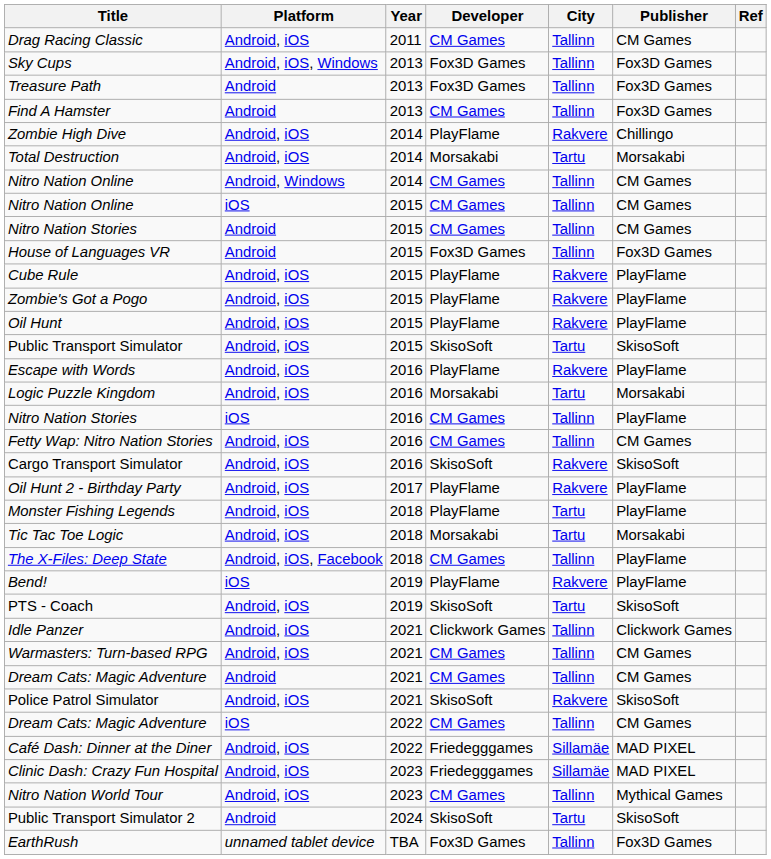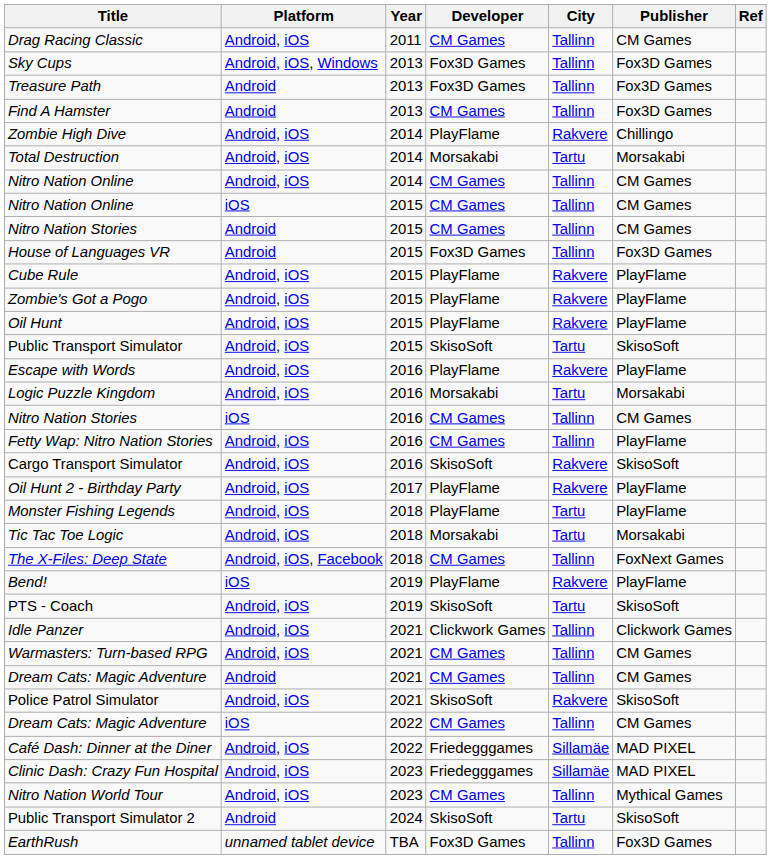(285, 181) Android, Windows -> (267, 181) Android, iOS
(651, 417) PlayFlame -> (654, 417) CM Games
(654, 441) CM Games -> (651, 441) PlayFlame
(651, 559) PlayFlame -> (670, 559) FoxNext Games
